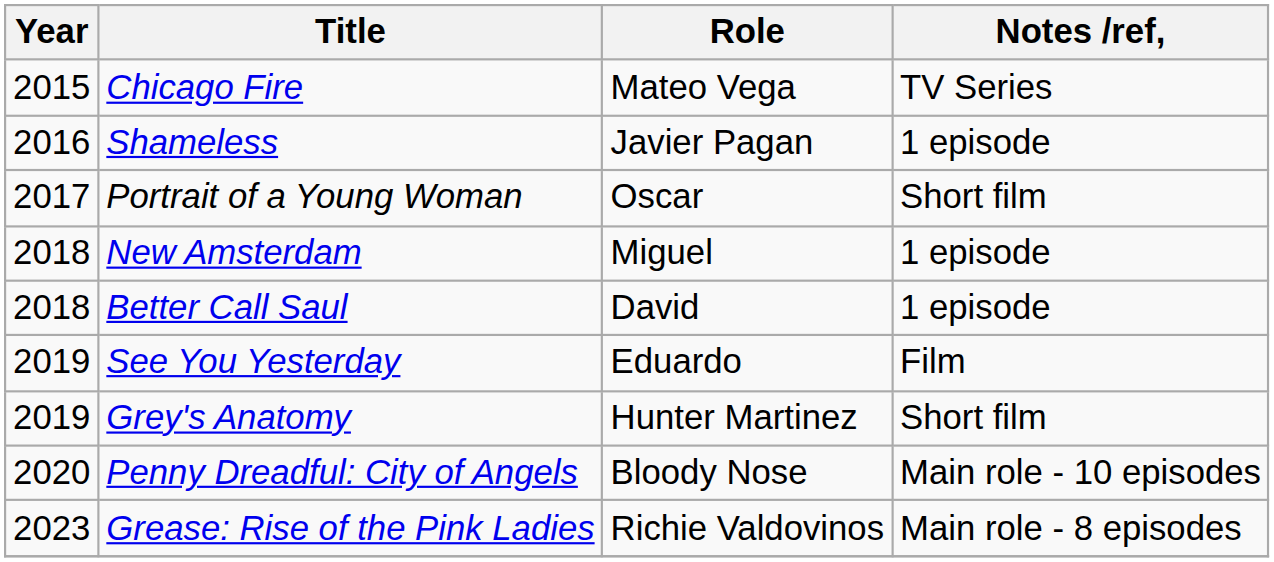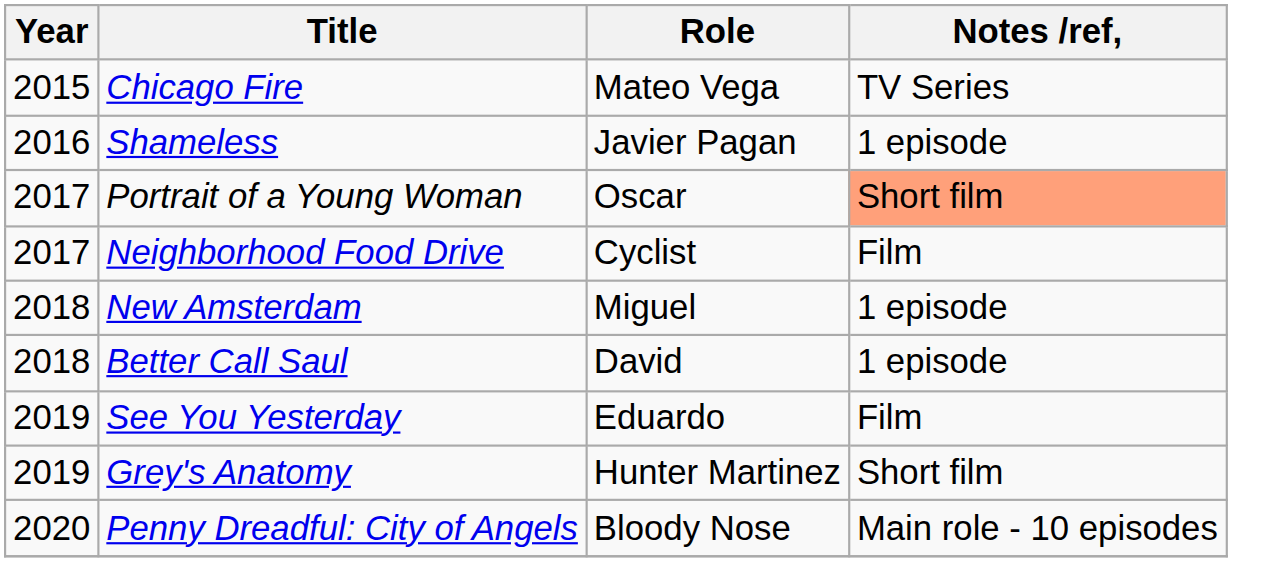(973, 197) no background -> (930, 197) lightsalmon background
+ row: (305, 252)
- row: (350, 527)
